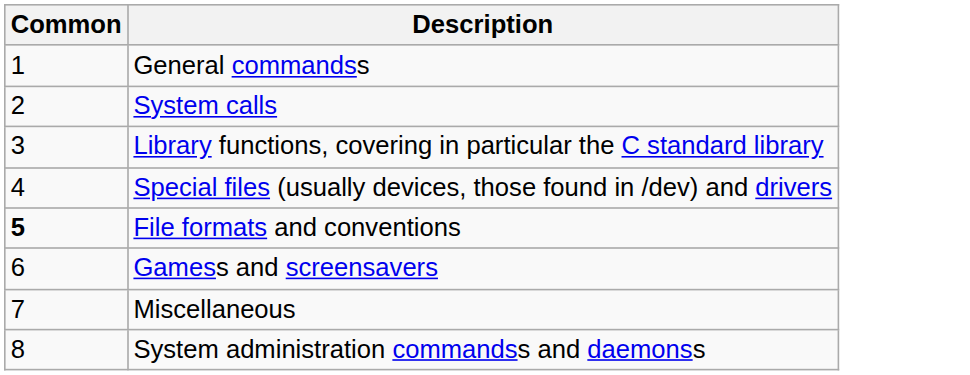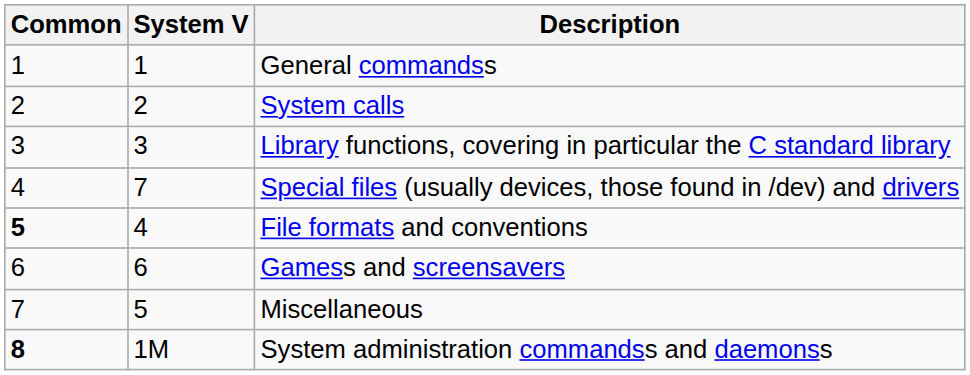+ column: (191, 24)
(18, 349) normal -> (18, 349) bold
